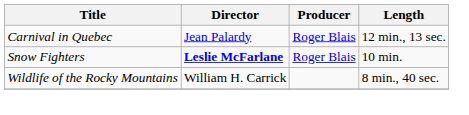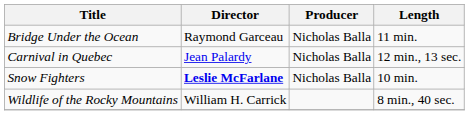+ row: (73, 36)
(324, 36) Roger Blais -> (332, 57) Nicholas Balla
(324, 57) Roger Blais -> (332, 78) Nicholas Balla
